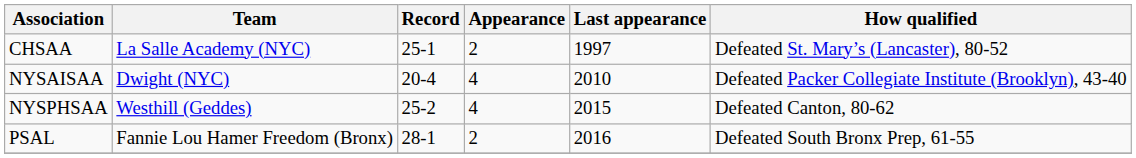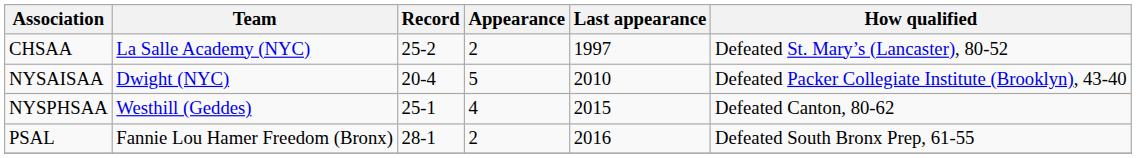(419, 49) 25-1 -> (419, 49) 25-2
(473, 78) 4 -> (473, 78) 5
(419, 108) 25-2 -> (419, 108) 25-1
